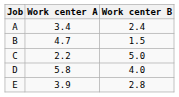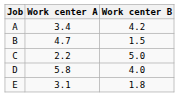(137, 26) 2.4 -> (137, 26) 4.2
(62, 85) 3.9 -> (62, 85) 3.1
(137, 85) 2.8 -> (137, 85) 1.8
